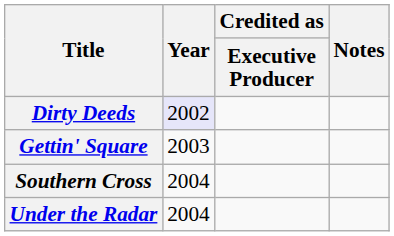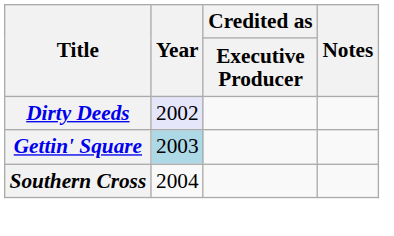(188, 146) no background -> (177, 146) lightblue background
- row: (83, 214)
